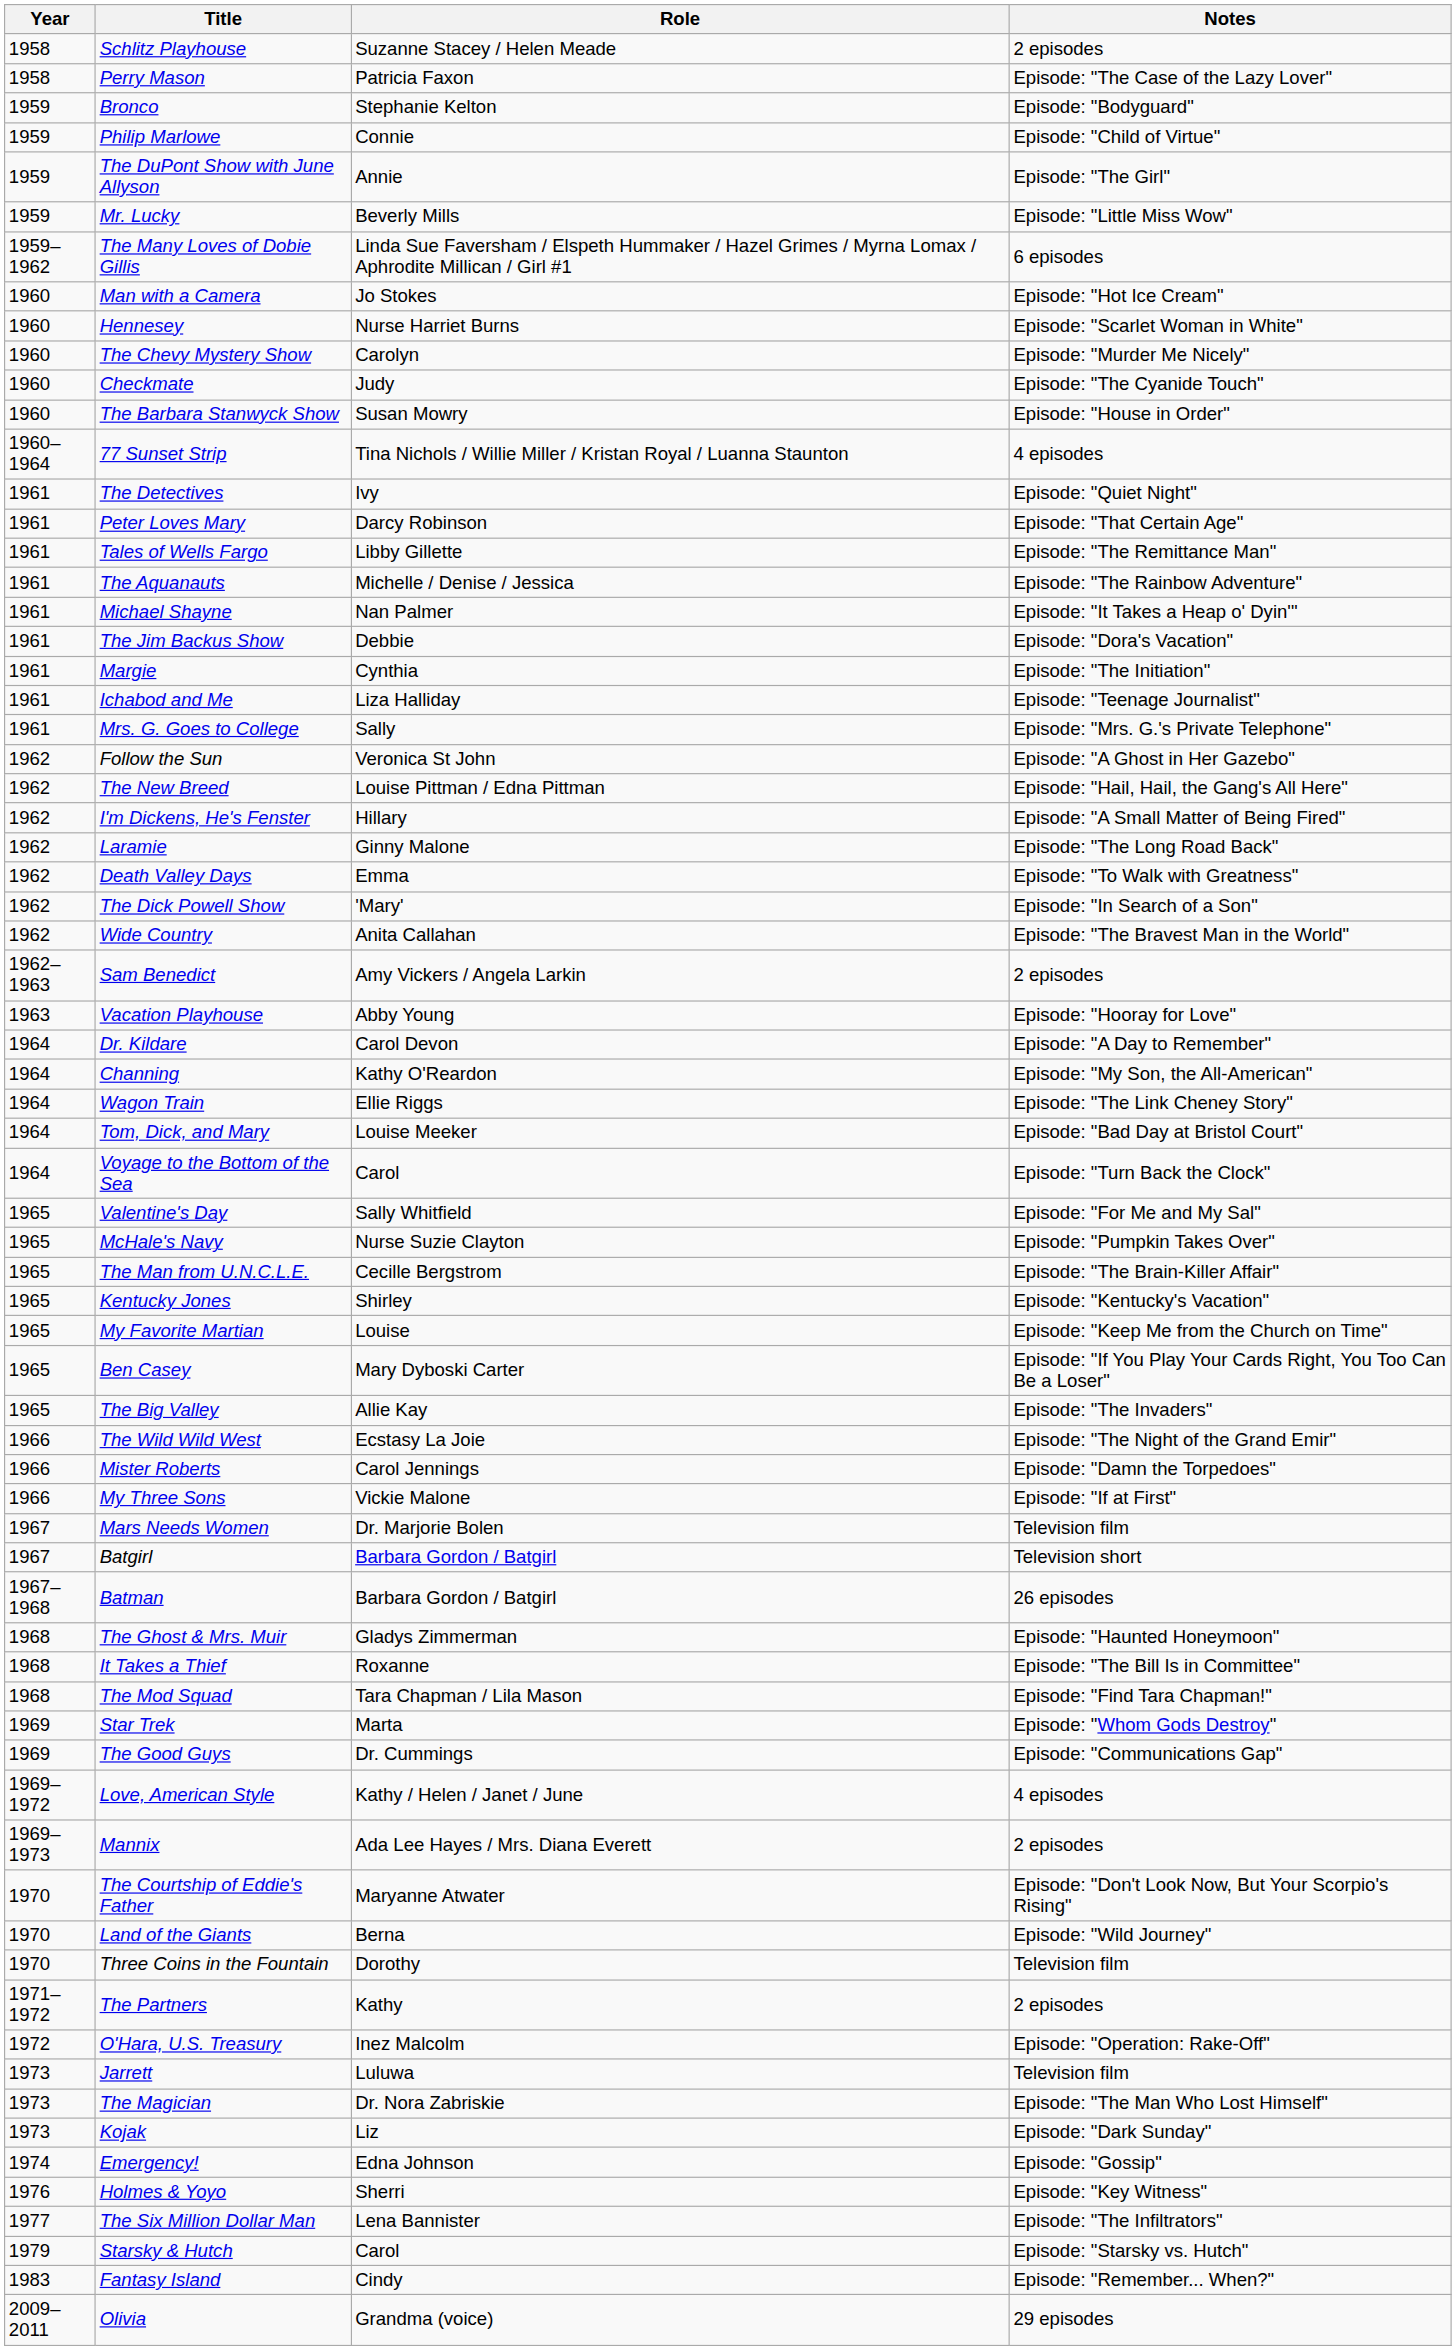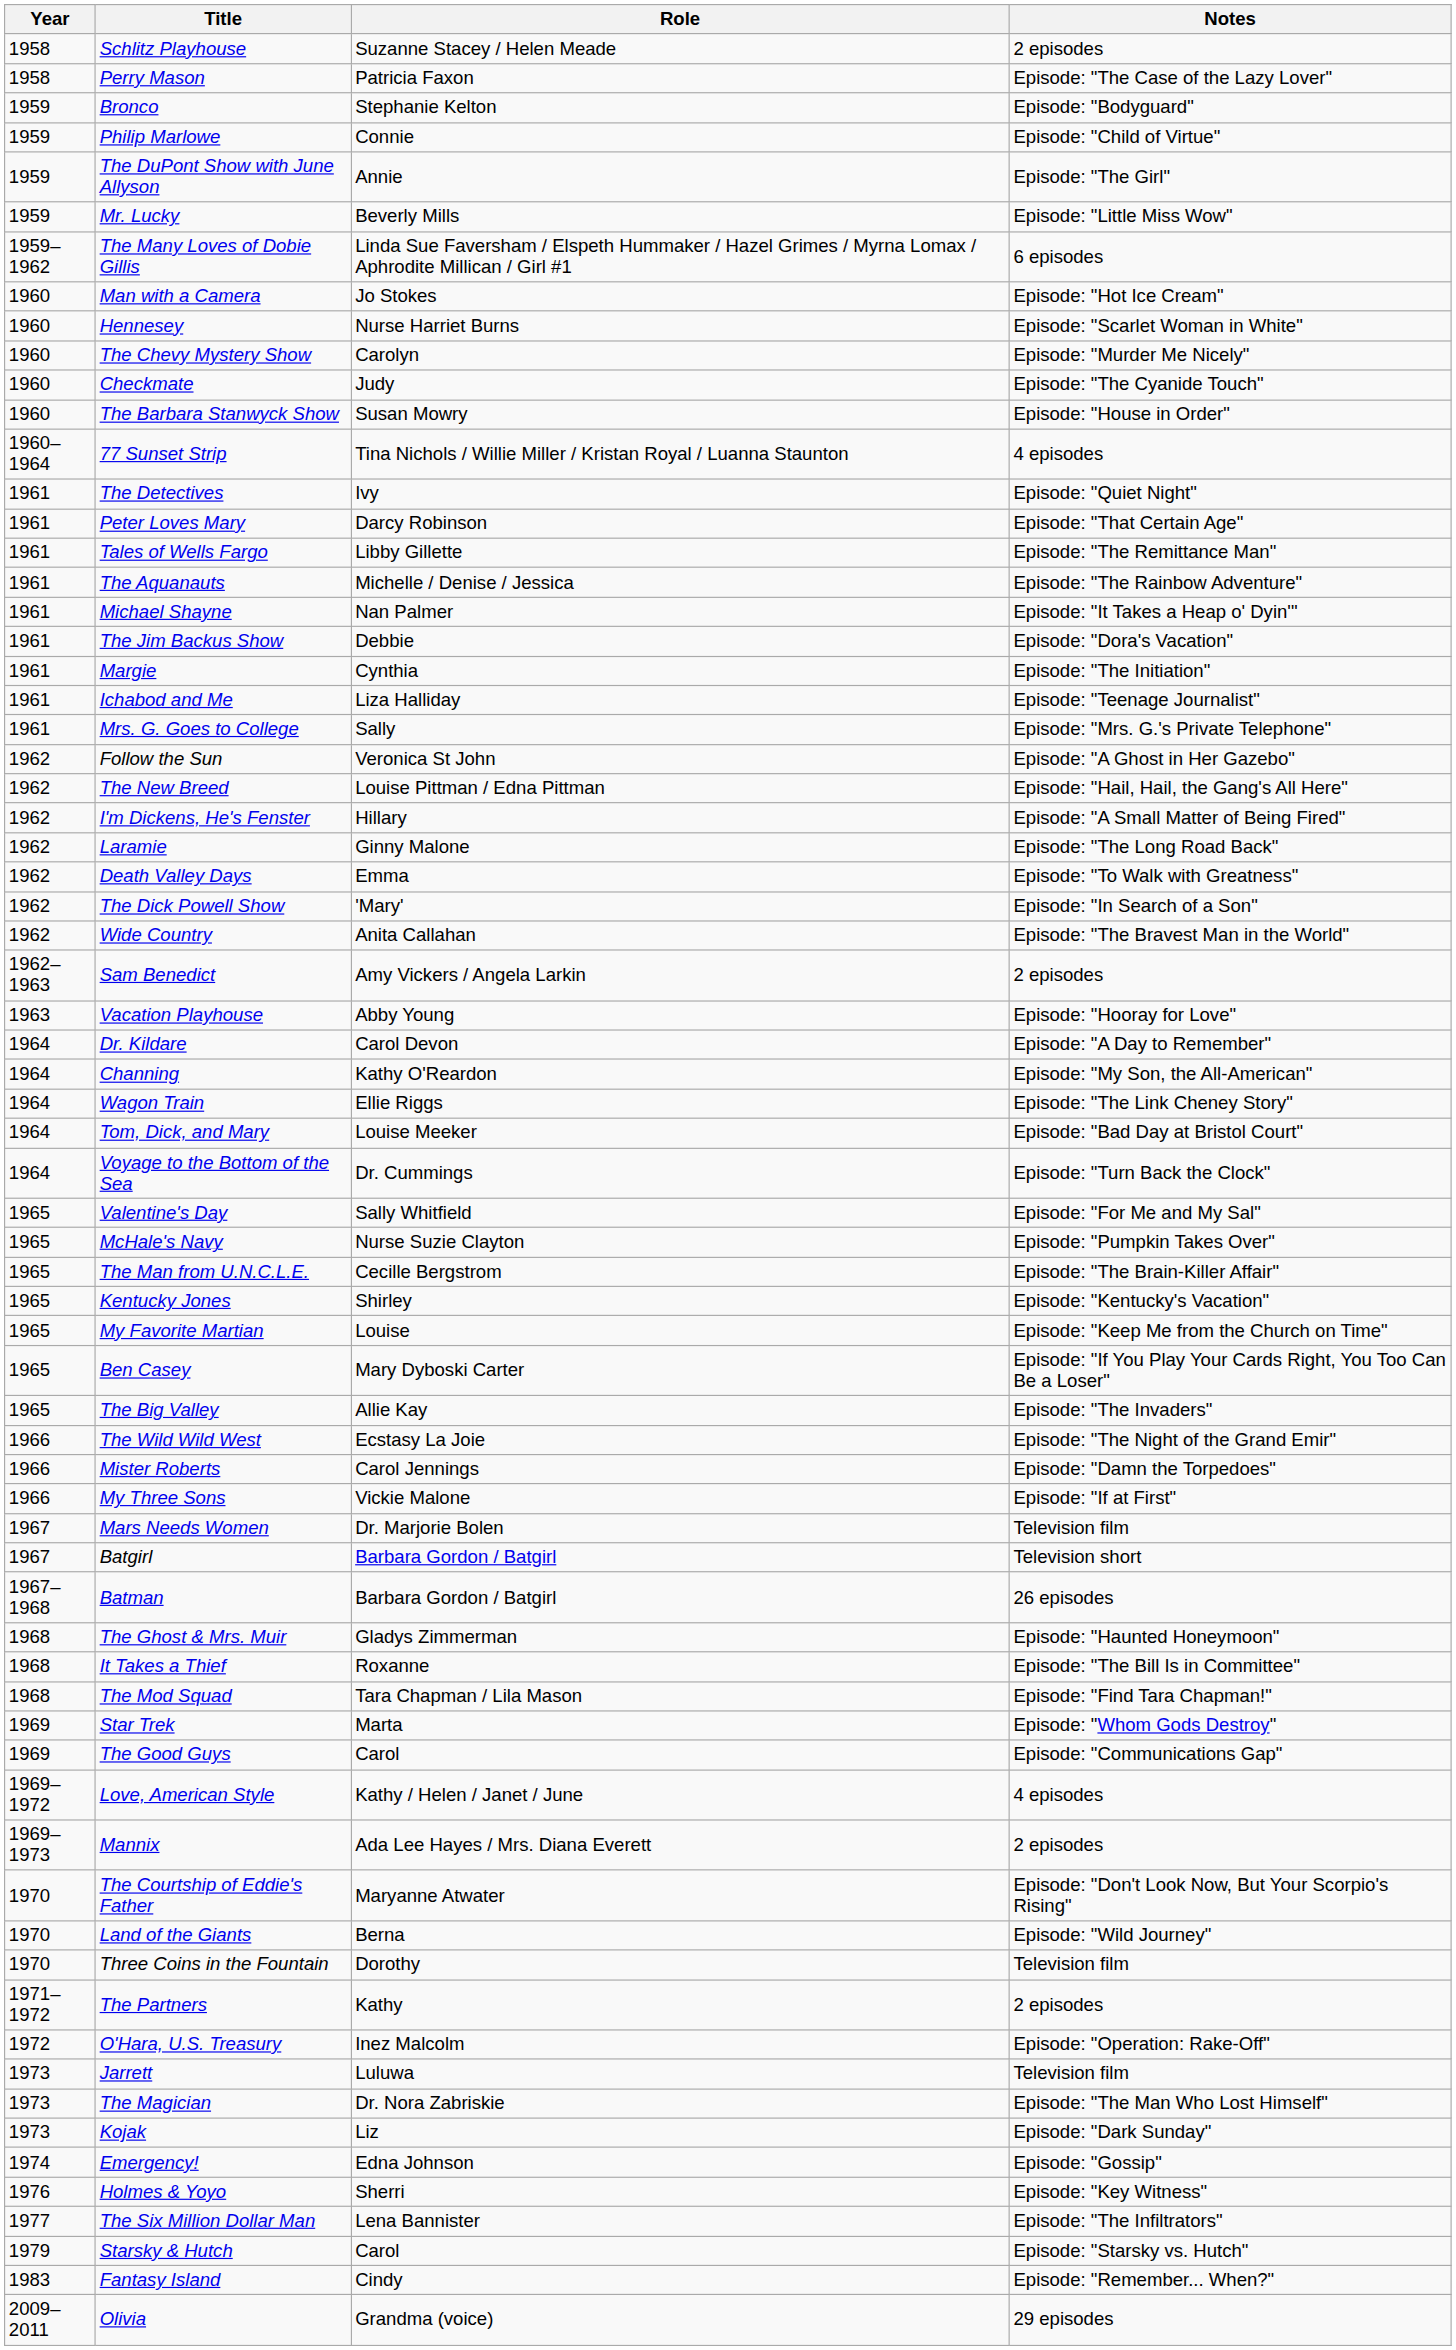(377, 1172) Carol -> (414, 1172) Dr. Cummings
(414, 1754) Dr. Cummings -> (377, 1754) Carol
